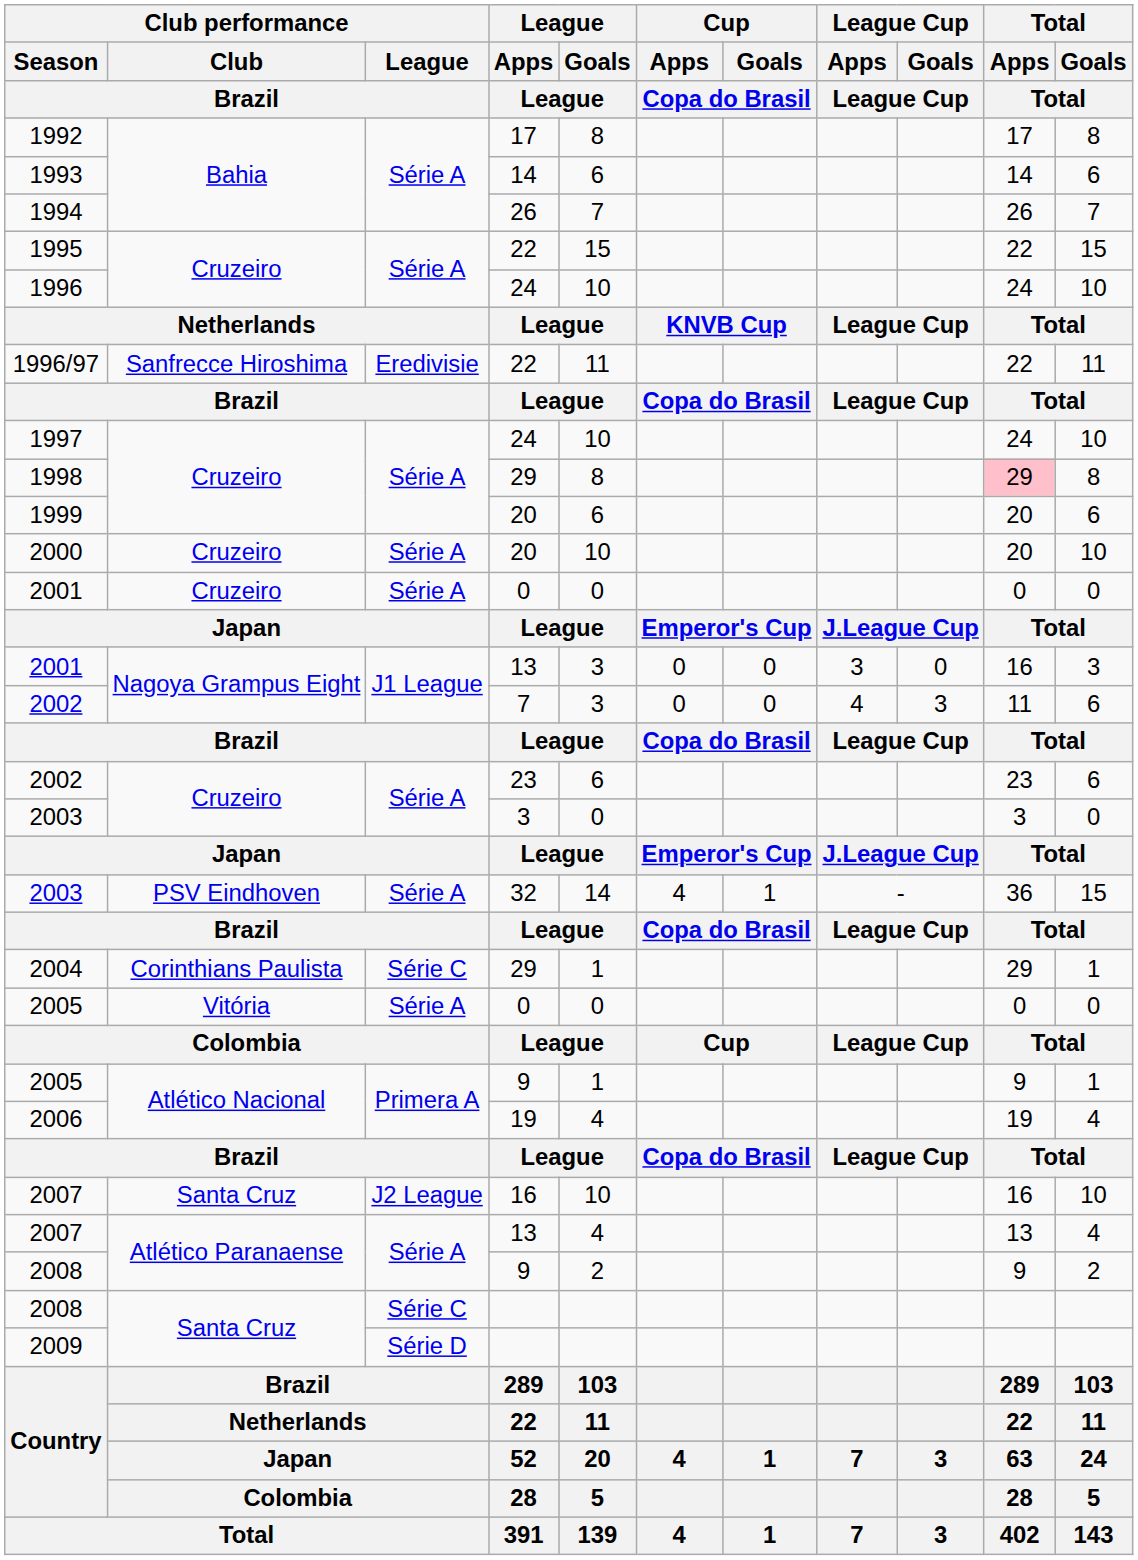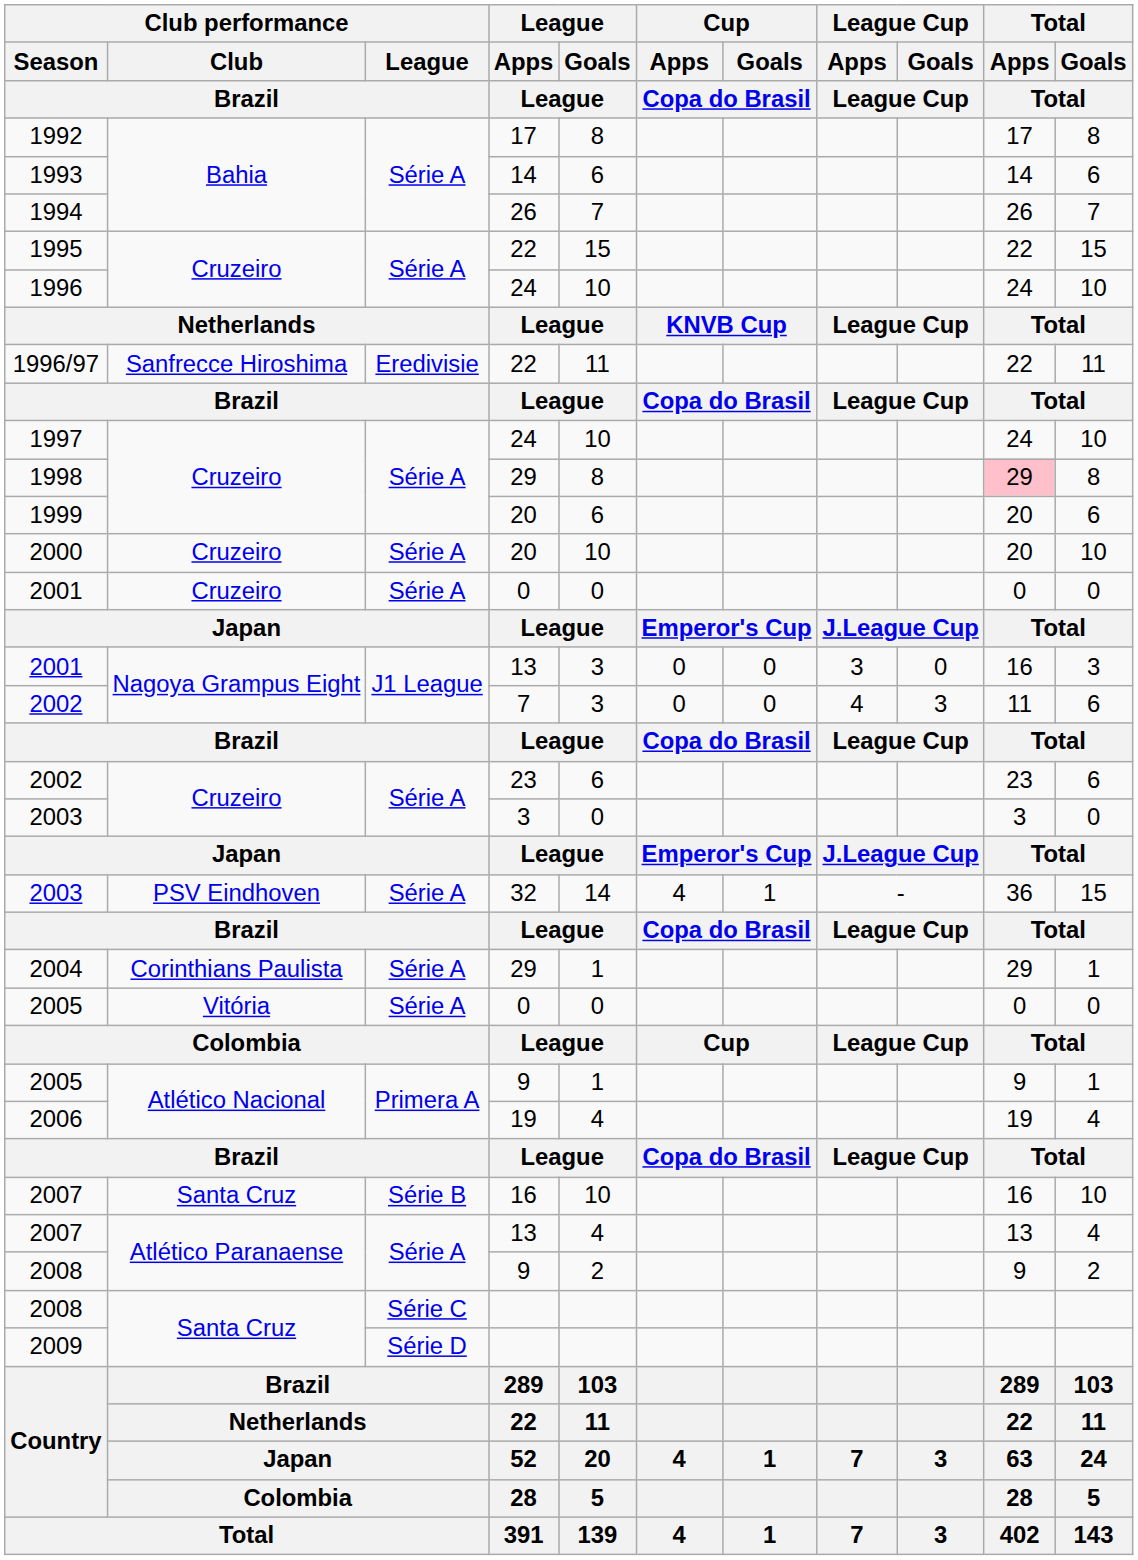(427, 968) Série C -> (427, 968) Série A
(427, 1195) J2 League -> (427, 1195) Série B
